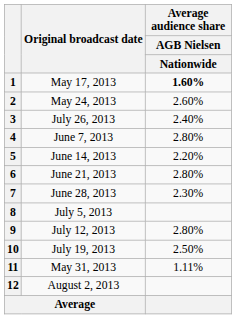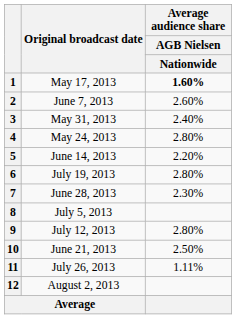(83, 100) May 24, 2013 -> (83, 100) June 7, 2013
(83, 119) July 26, 2013 -> (83, 119) May 31, 2013
(83, 138) June 7, 2013 -> (83, 138) May 24, 2013
(83, 175) June 21, 2013 -> (83, 175) July 19, 2013
(83, 249) July 19, 2013 -> (83, 249) June 21, 2013
(83, 267) May 31, 2013 -> (83, 267) July 26, 2013
